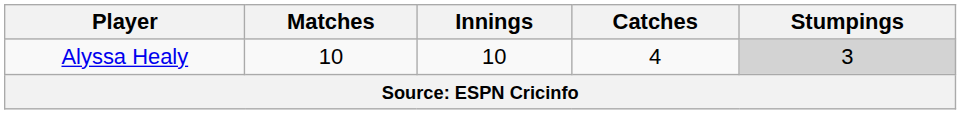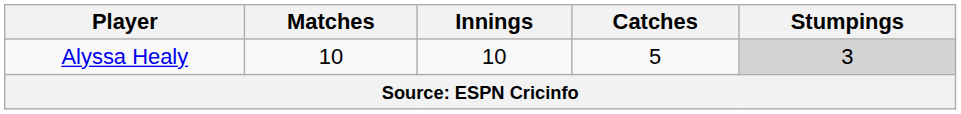(655, 56) 4 -> (655, 56) 5
